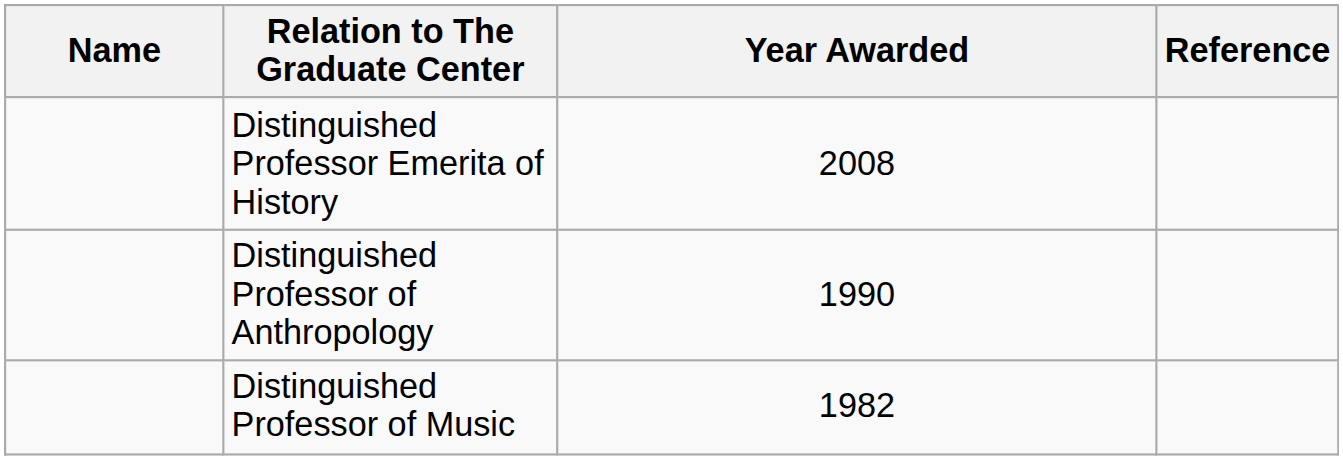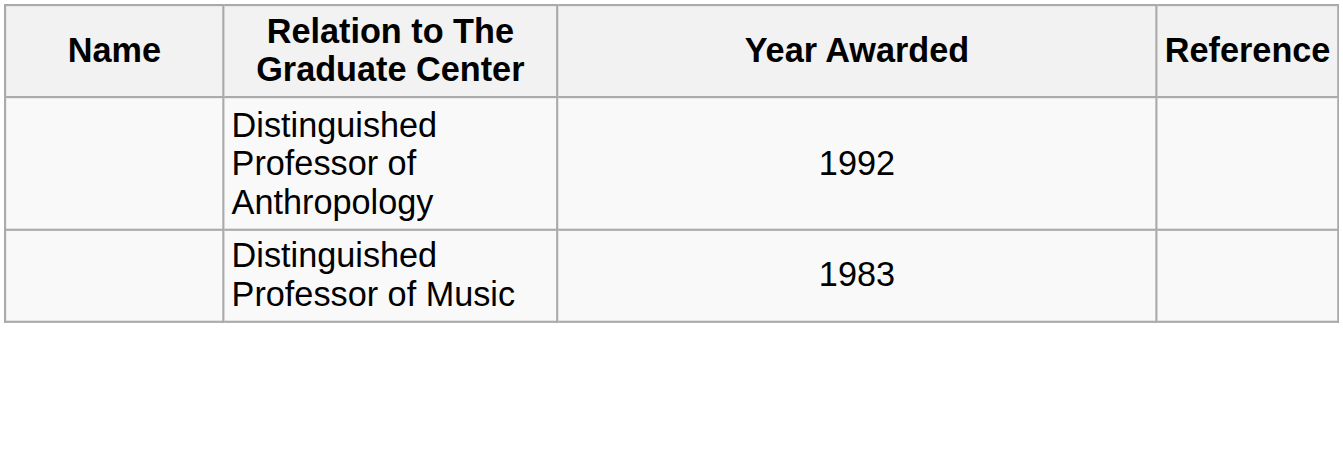- row: (388, 162)
(857, 294) 1990 -> (857, 162) 1992
(857, 406) 1982 -> (857, 275) 1983
